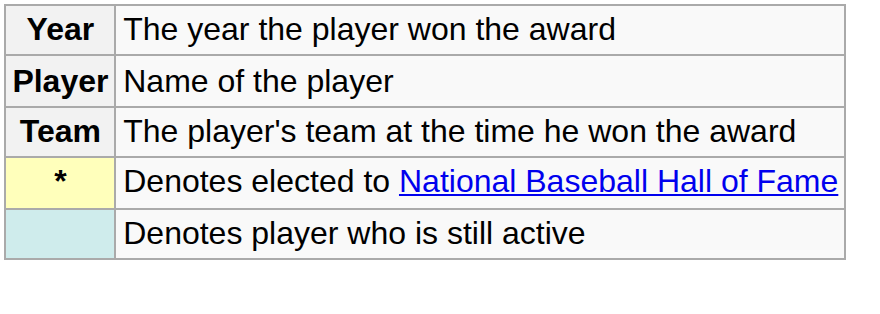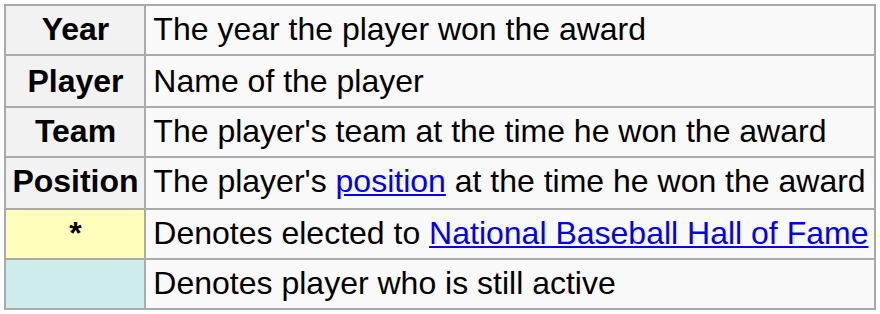+ row: (75, 182)
